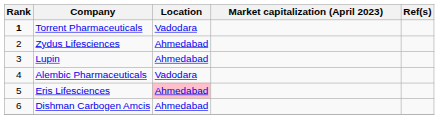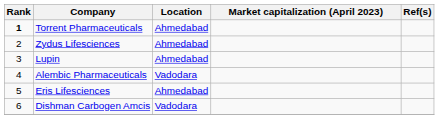(176, 28) Vadodara -> (181, 28) Ahmedabad
(181, 91) pink background -> (181, 91) no background
(181, 106) Ahmedabad -> (176, 106) Vadodara
